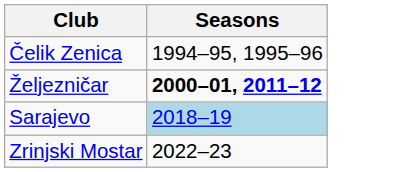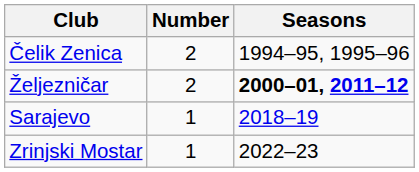+ column: (191, 20)
(192, 118) lightblue background -> (279, 118) no background
